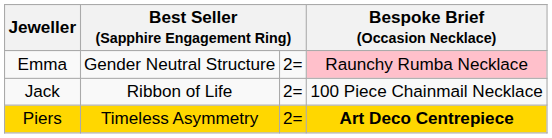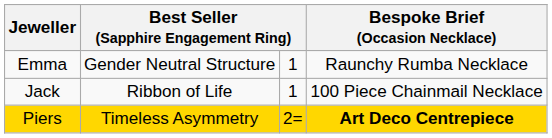(293, 64) 2= -> (293, 64) 1
(427, 64) pink background -> (427, 64) no background
(293, 91) 2= -> (293, 91) 1
